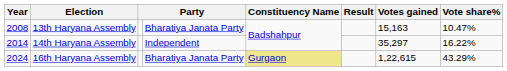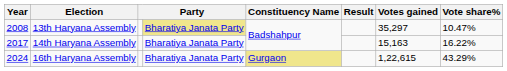(194, 27) no background -> (194, 27) khaki background
(393, 27) 15,163 -> (393, 27) 35,297
(17, 43) 2014 -> (17, 43) 2017
(172, 43) Independent -> (194, 43) Bharatiya Janata Party
(393, 43) 35,297 -> (393, 43) 15,163
